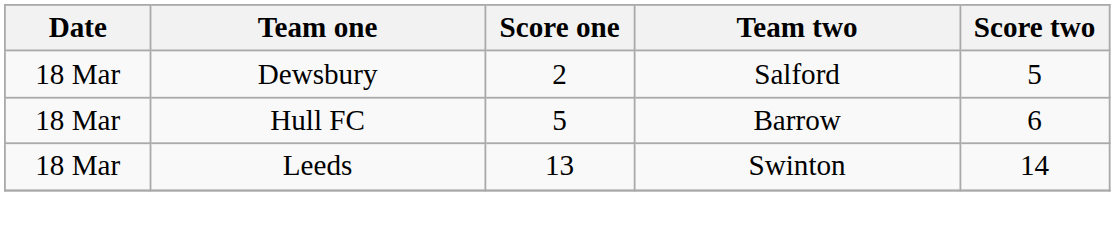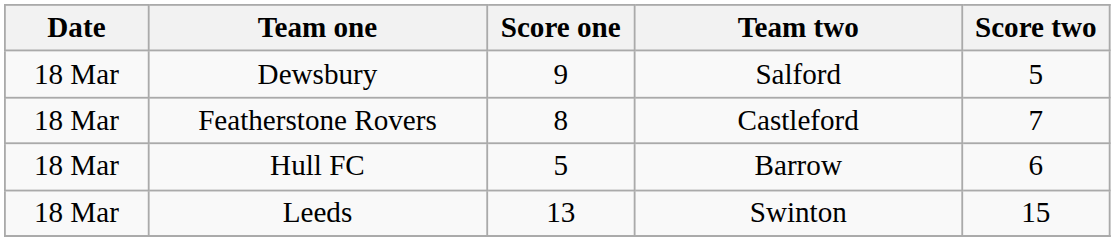(560, 73) 2 -> (561, 73) 9
+ row: (317, 119)
(1035, 166) 14 -> (1036, 212) 15
